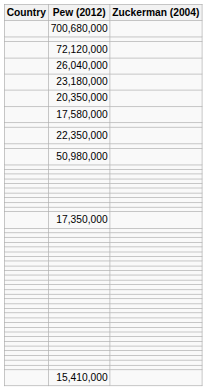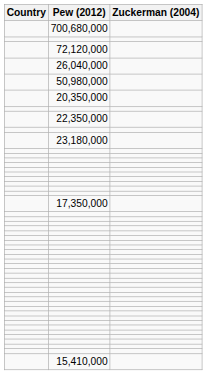rows swapped: (26, 82) <-> (26, 157)
- row: (26, 115)
